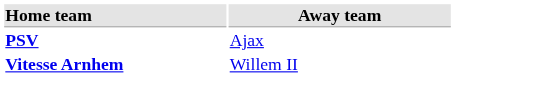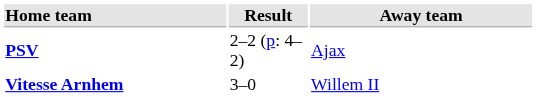+ column: (268, 15)
